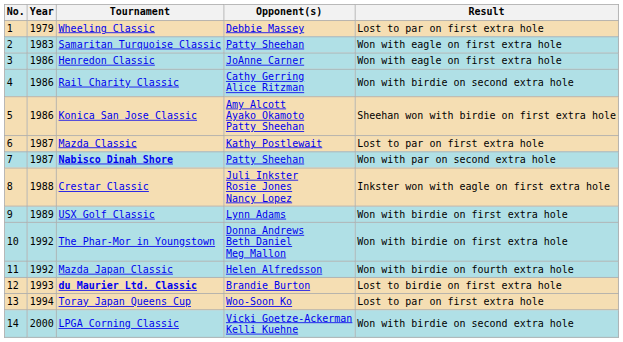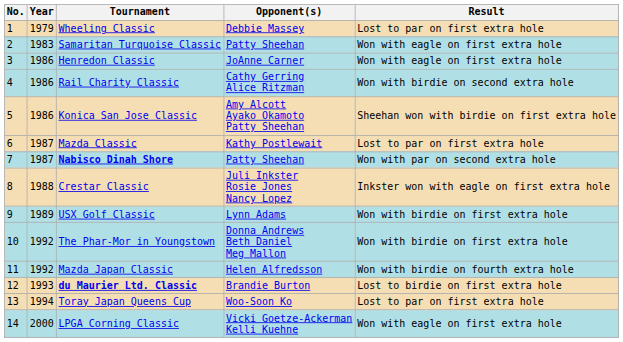(466, 324) Won with birdie on second extra hole -> (459, 324) Won with eagle on first extra hole
